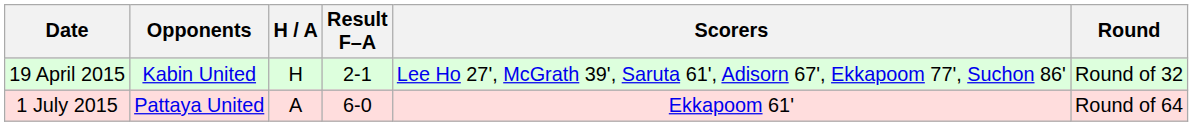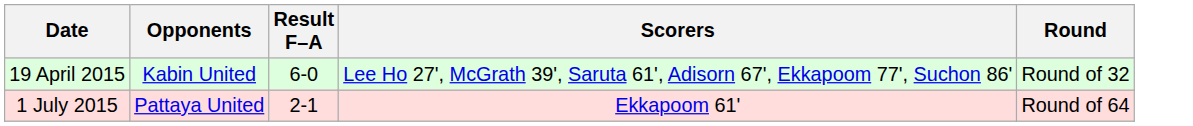- column: (296, 31)
(357, 74) 2-1 -> (304, 74) 6-0
(357, 105) 6-0 -> (304, 105) 2-1
